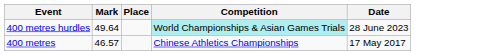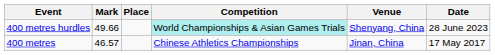+ column: (387, 12)
(107, 27) 49.64 -> (107, 27) 49.66
